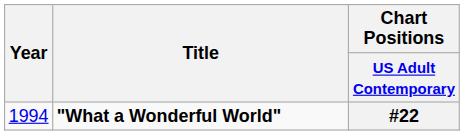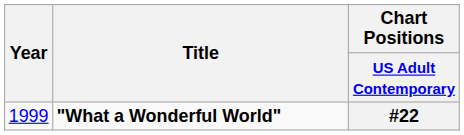(29, 115) 1994 -> (29, 115) 1999
